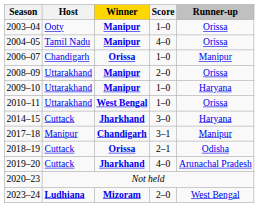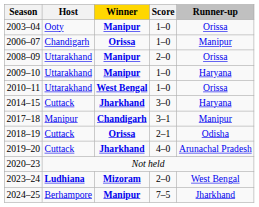- row: (23, 42)
+ row: (23, 194)
